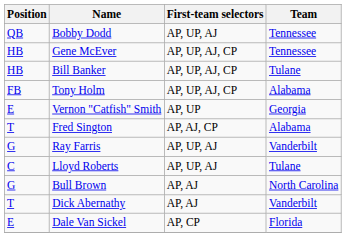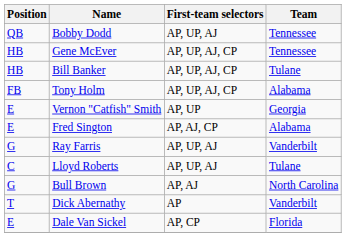(11, 128) T -> (11, 128) E
(182, 204) AP, AJ -> (174, 204) AP
